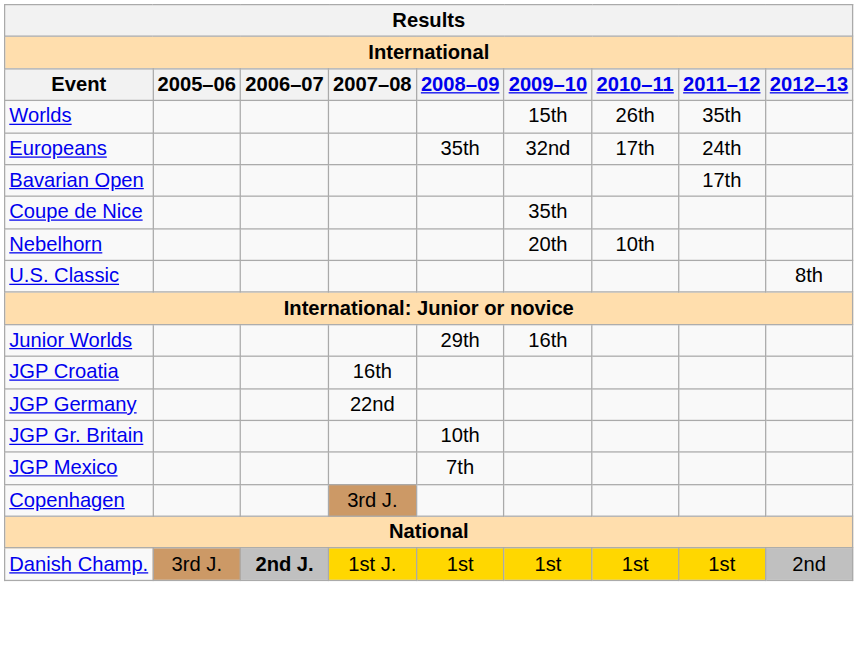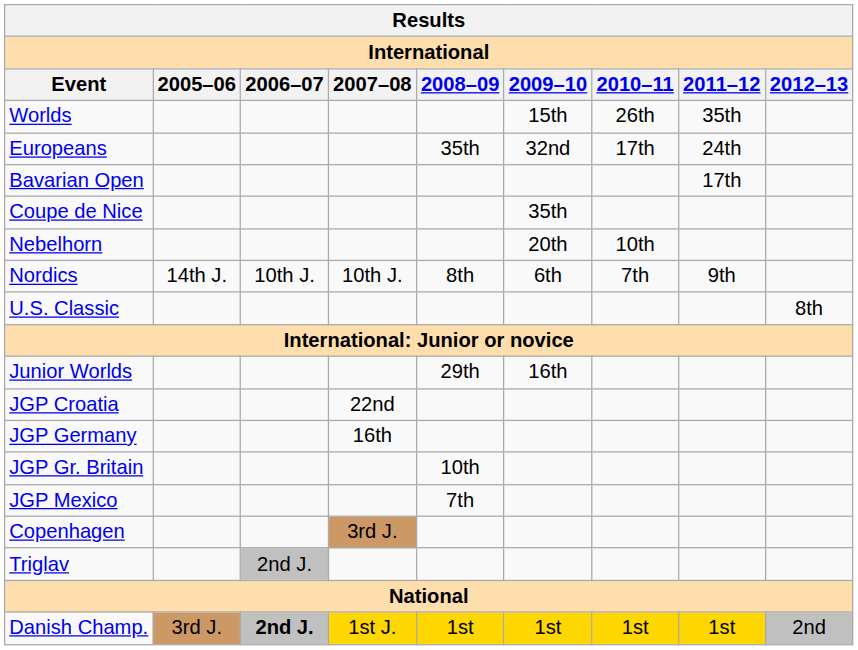+ row: (43, 276)
(372, 372) 16th -> (372, 404) 22nd
(372, 404) 22nd -> (372, 436) 16th
+ row: (39, 564)
